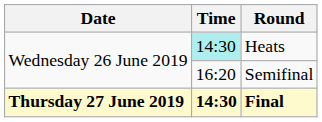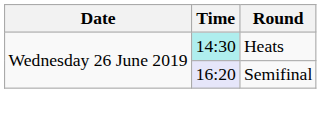(216, 74) no background -> (216, 74) lavender background
- row: (264, 102)
